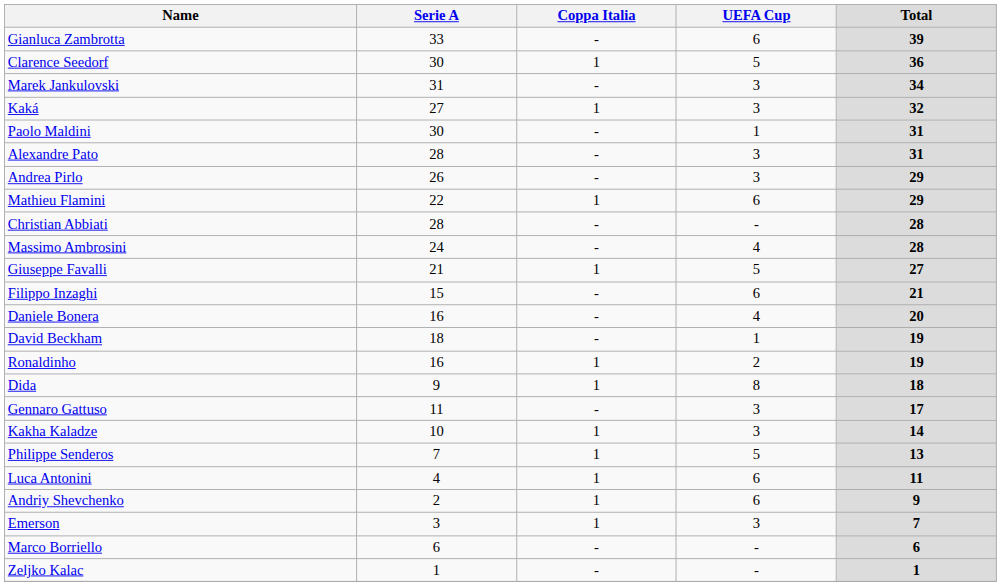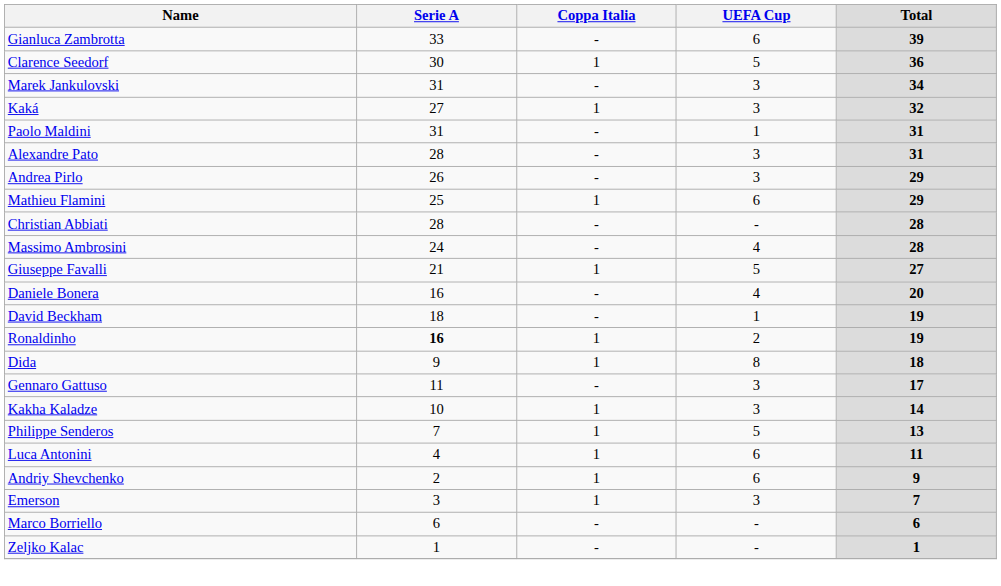(436, 131) 30 -> (436, 131) 31
(436, 200) 22 -> (436, 200) 25
- row: (53, 293)
(436, 362) normal -> (436, 339) bold
